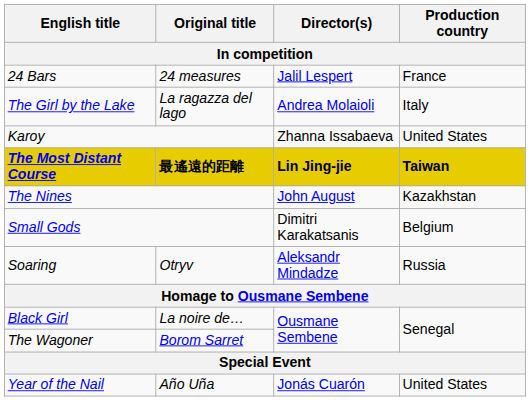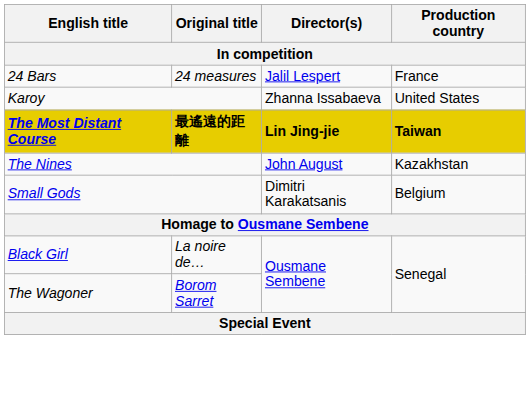- row: (71, 106)
- row: (32, 265)
- row: (56, 385)
